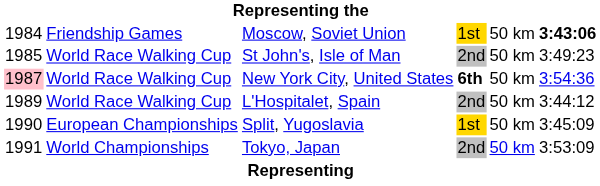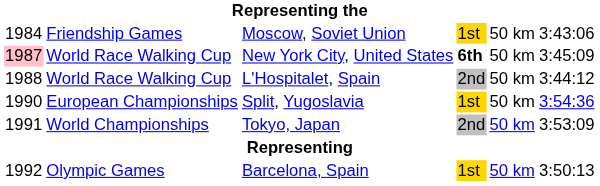(568, 33) bold -> (567, 33) normal
- row: (321, 56)
(567, 79) 3:54:36 -> (567, 56) 3:45:09
(24, 101) 1989 -> (24, 79) 1988
(567, 124) 3:45:09 -> (567, 101) 3:54:36
+ row: (305, 170)
